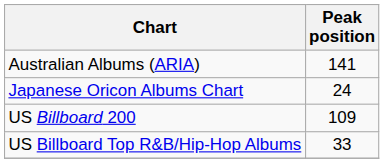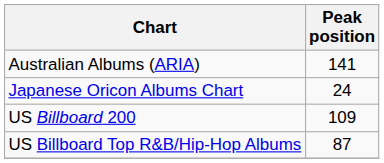(342, 144) 33 -> (342, 144) 87
